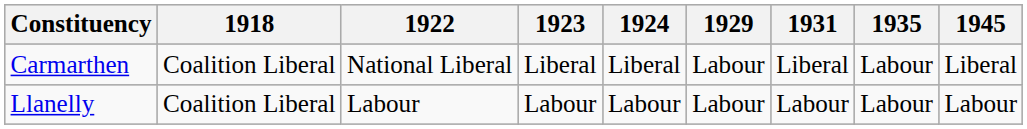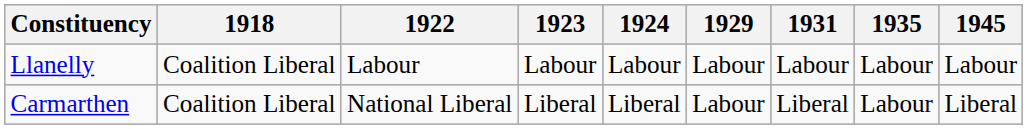rows swapped: (70, 64) <-> (52, 104)
